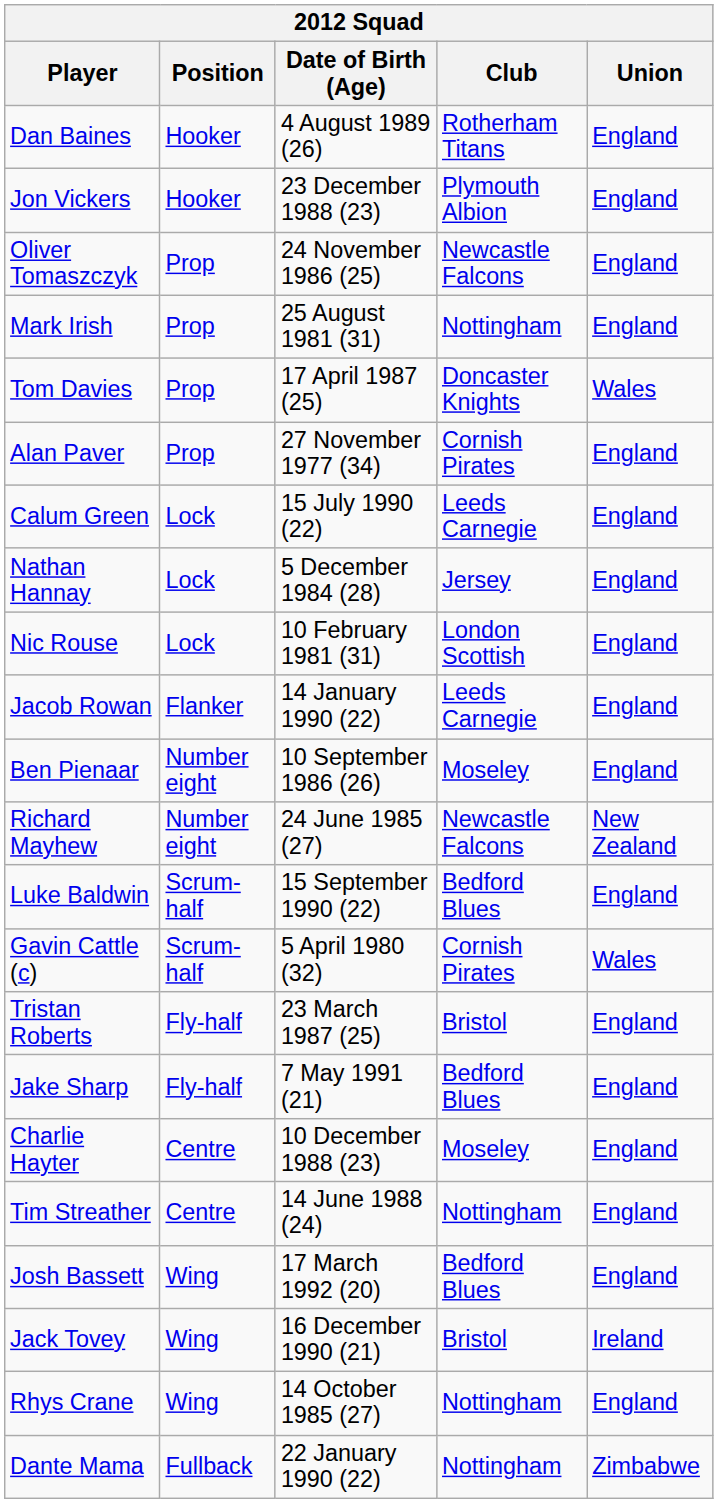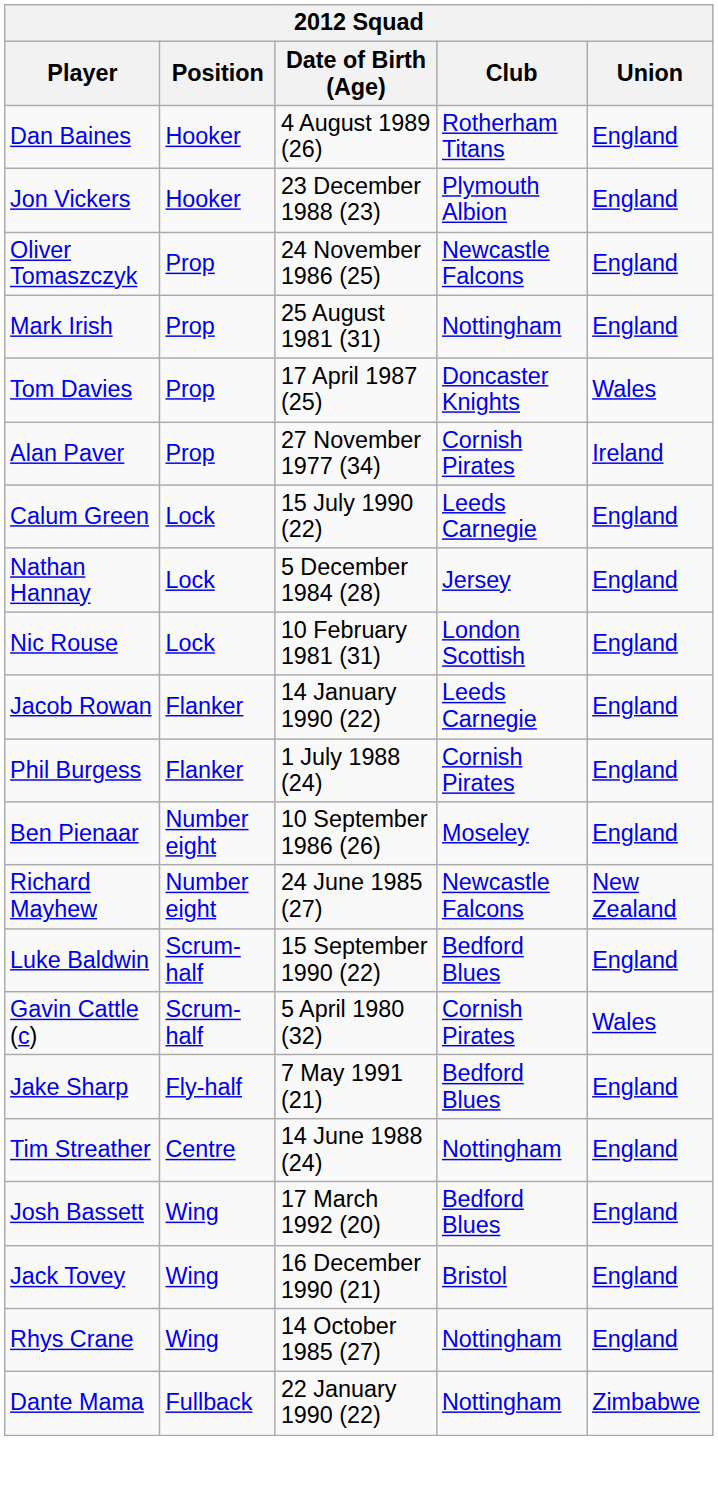(635, 453) England -> (628, 453) Ireland
+ row: (76, 769)
- row: (51, 1023)
- row: (47, 1149)
(628, 1339) Ireland -> (635, 1276) England
